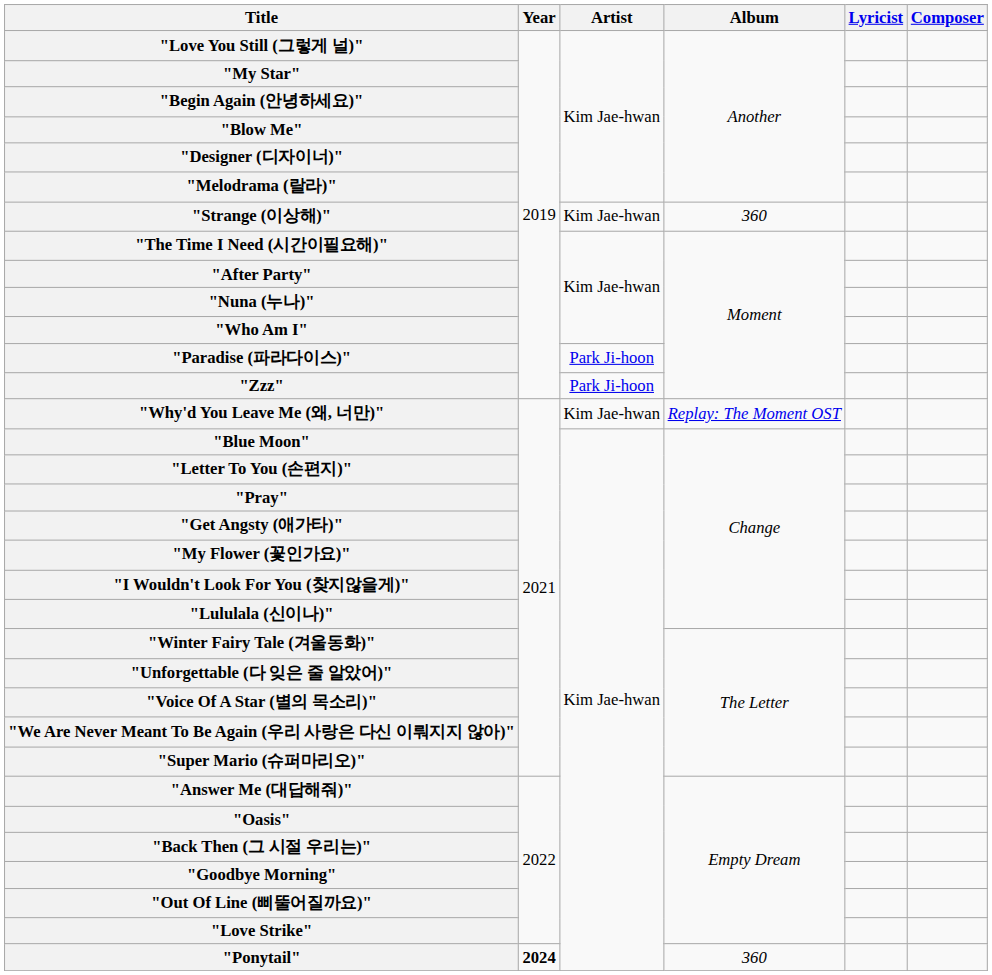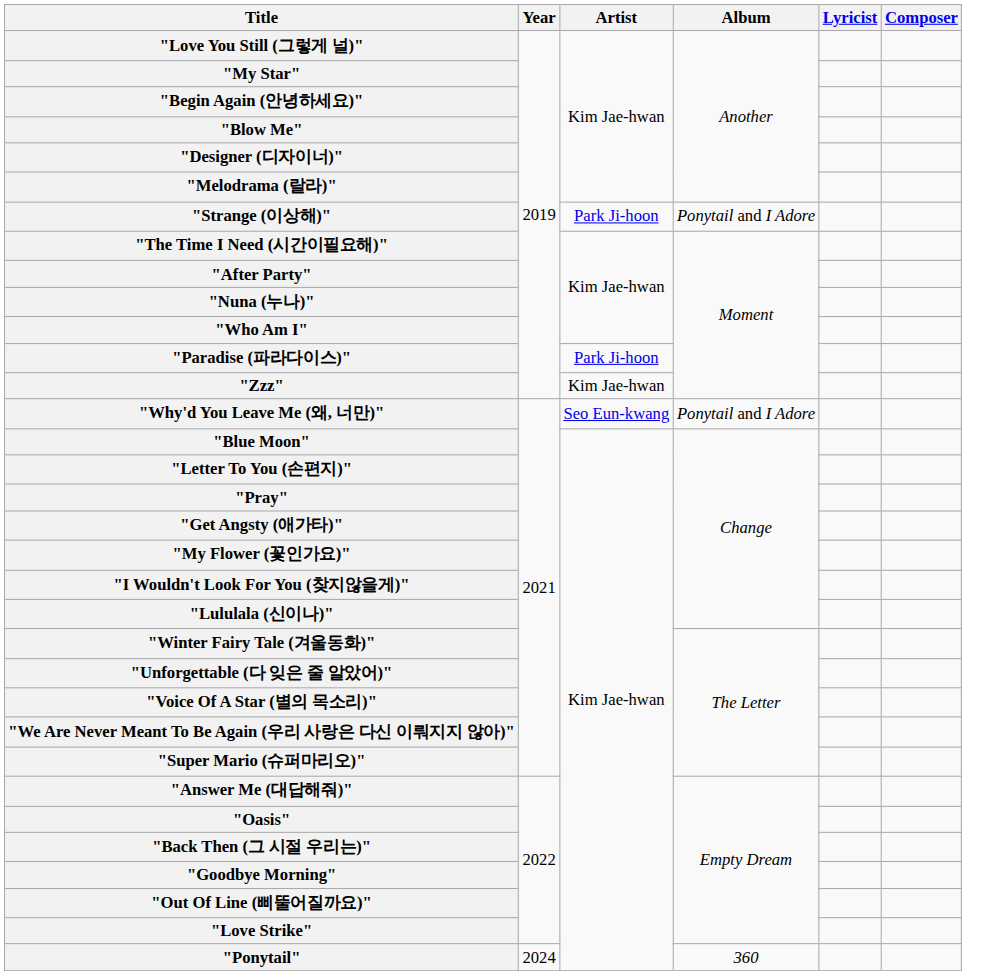(612, 216) Kim Jae-hwan -> (616, 216) Park Ji-hoon
(754, 216) 360 -> (746, 216) Ponytail and I Adore
(612, 385) Park Ji-hoon -> (616, 385) Kim Jae-hwan
(612, 413) Kim Jae-hwan -> (616, 413) Seo Eun-kwang
(754, 413) Replay: The Moment OST -> (746, 413) Ponytail and I Adore
(539, 957) bold -> (539, 957) normal
